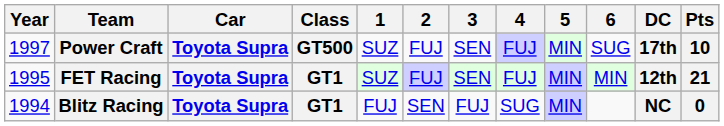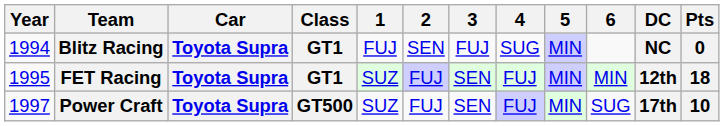rows swapped: (111, 106) <-> (111, 48)
(700, 77) 21 -> (700, 77) 18
